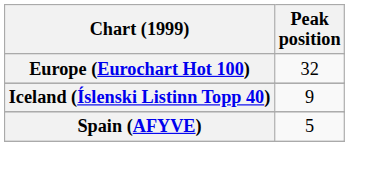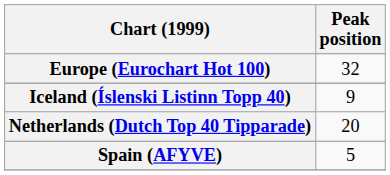+ row: (160, 126)
